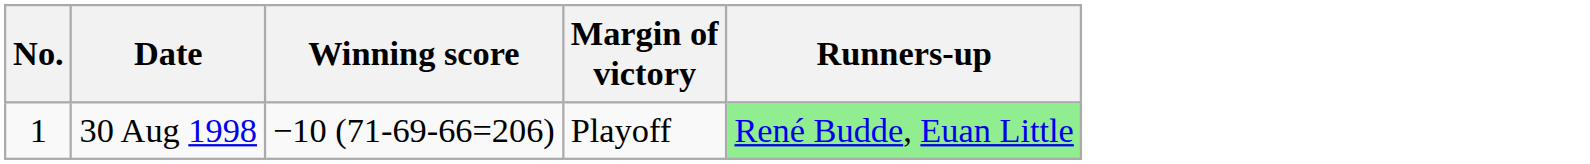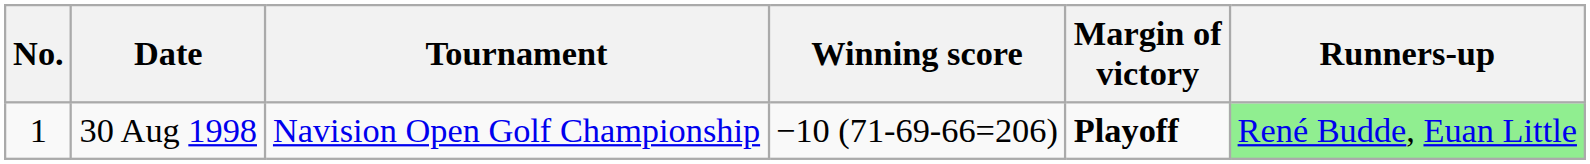+ column: (517, 53)
(621, 130) normal -> (1126, 130) bold
